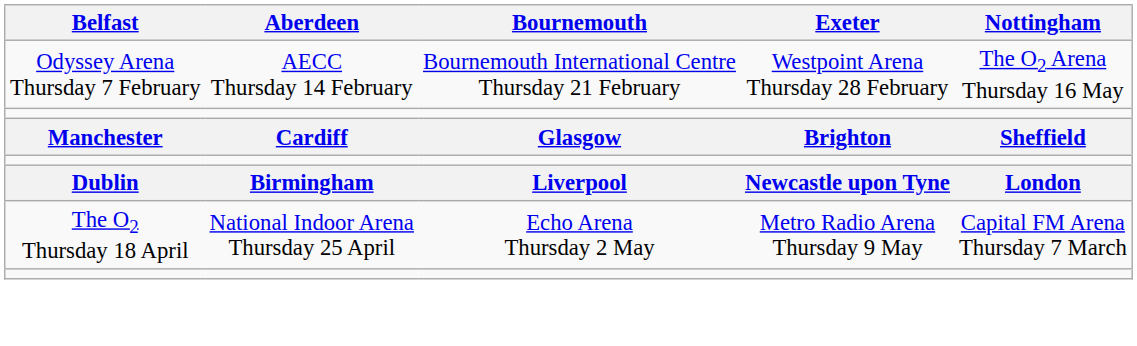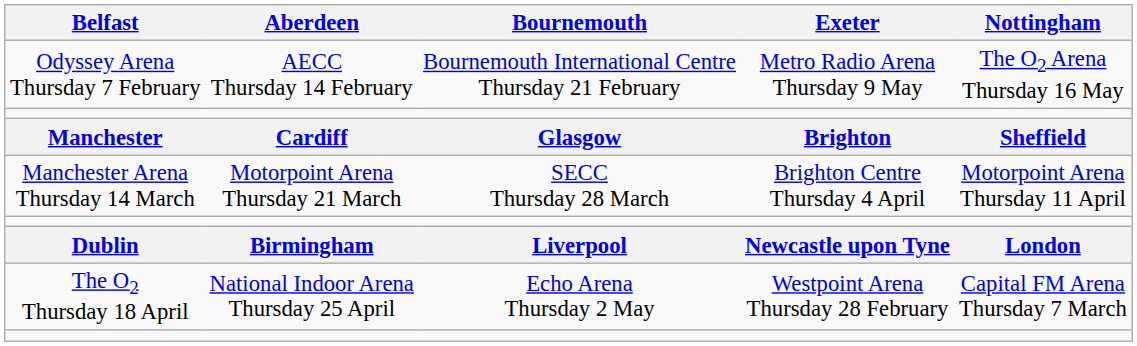(847, 74) Westpoint Arena Thursday 28 February -> (847, 74) Metro Radio Arena Thursday 9 May
+ row: (105, 185)
(847, 234) Metro Radio Arena Thursday 9 May -> (847, 296) Westpoint Arena Thursday 28 February
